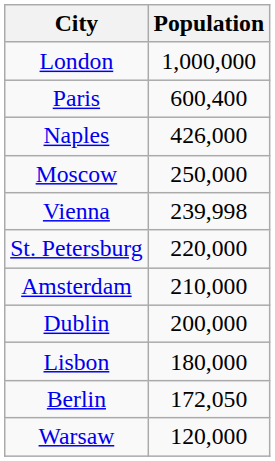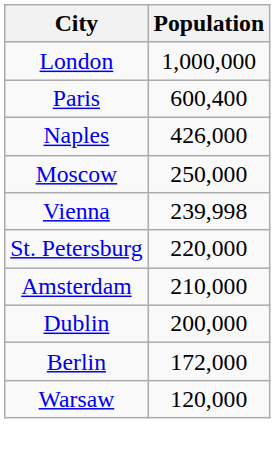- row: (76, 361)
(209, 398) 172,050 -> (209, 361) 172,000
